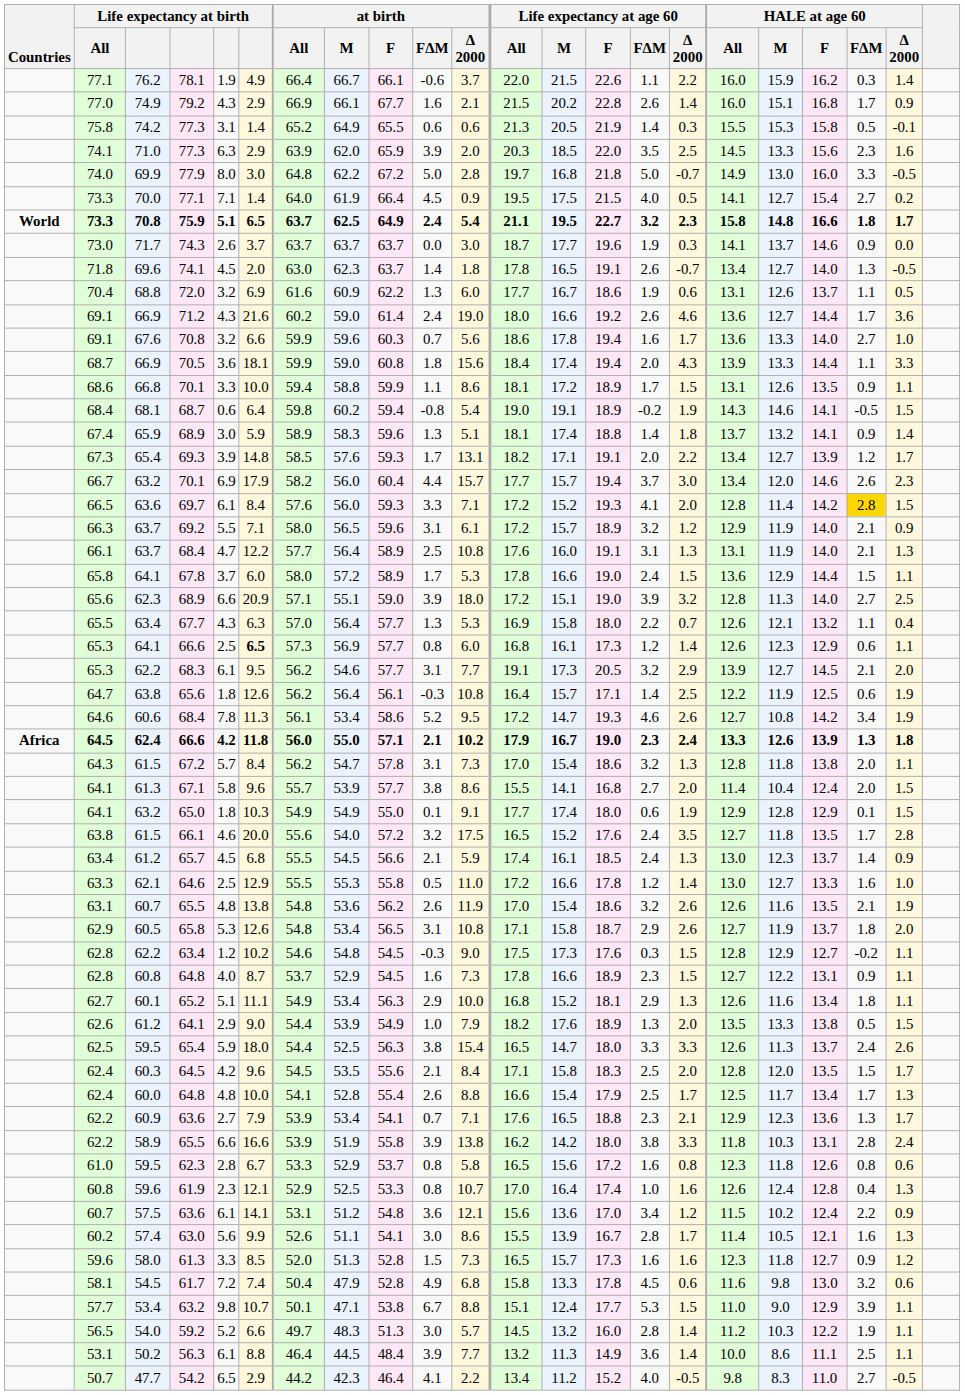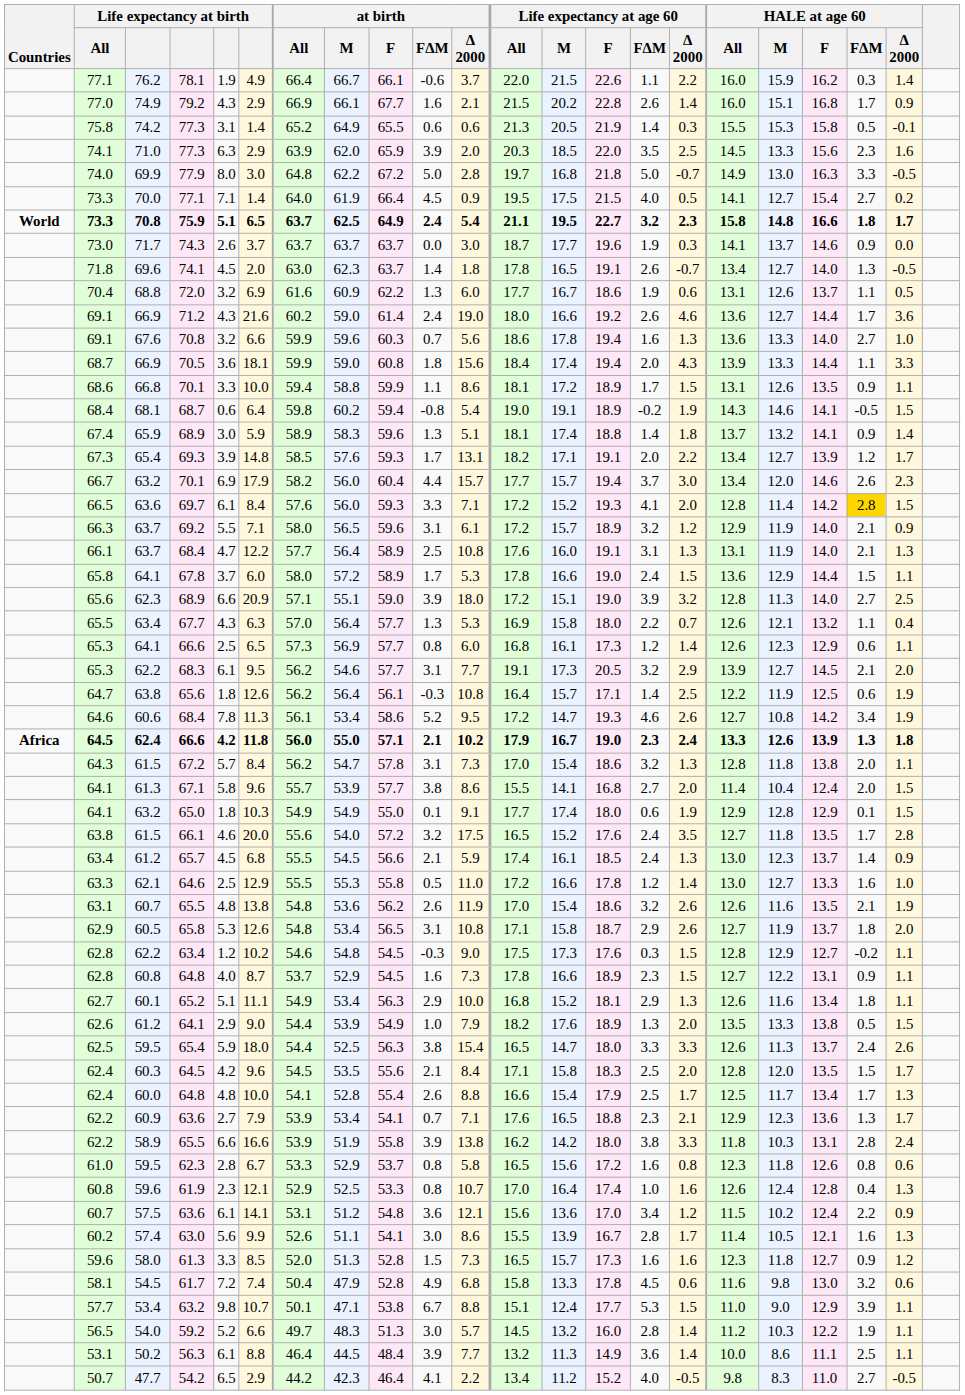(825, 174) 16.0 -> (825, 174) 16.3
(688, 339) 1.7 -> (688, 339) 1.3
(256, 646) bold -> (256, 646) normal
